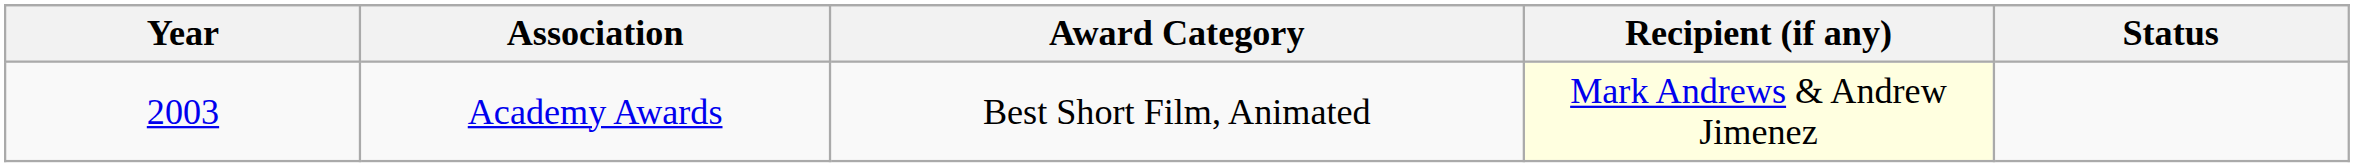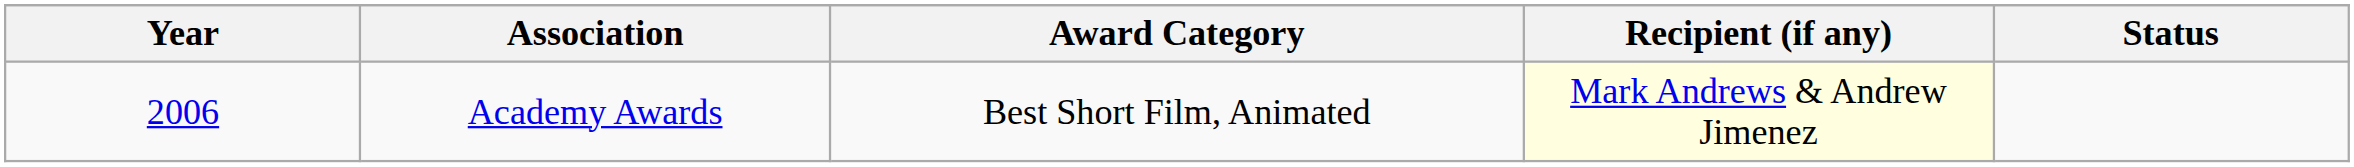(183, 110) 2003 -> (183, 110) 2006
